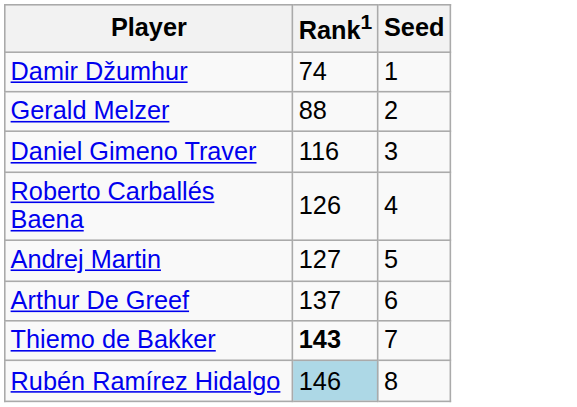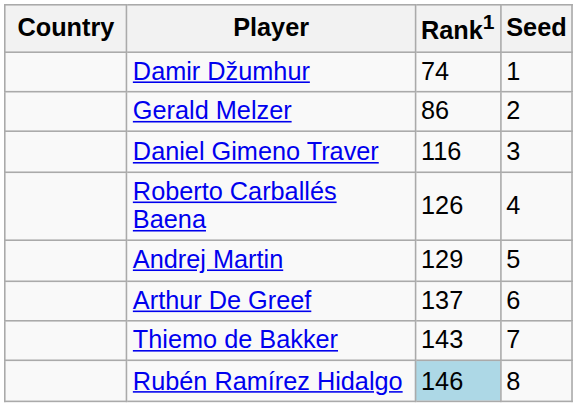+ column: (66, 27)
(313, 111) 88 -> (435, 111) 86
(320, 260) 127 -> (442, 260) 129
(320, 340) bold -> (442, 340) normal
